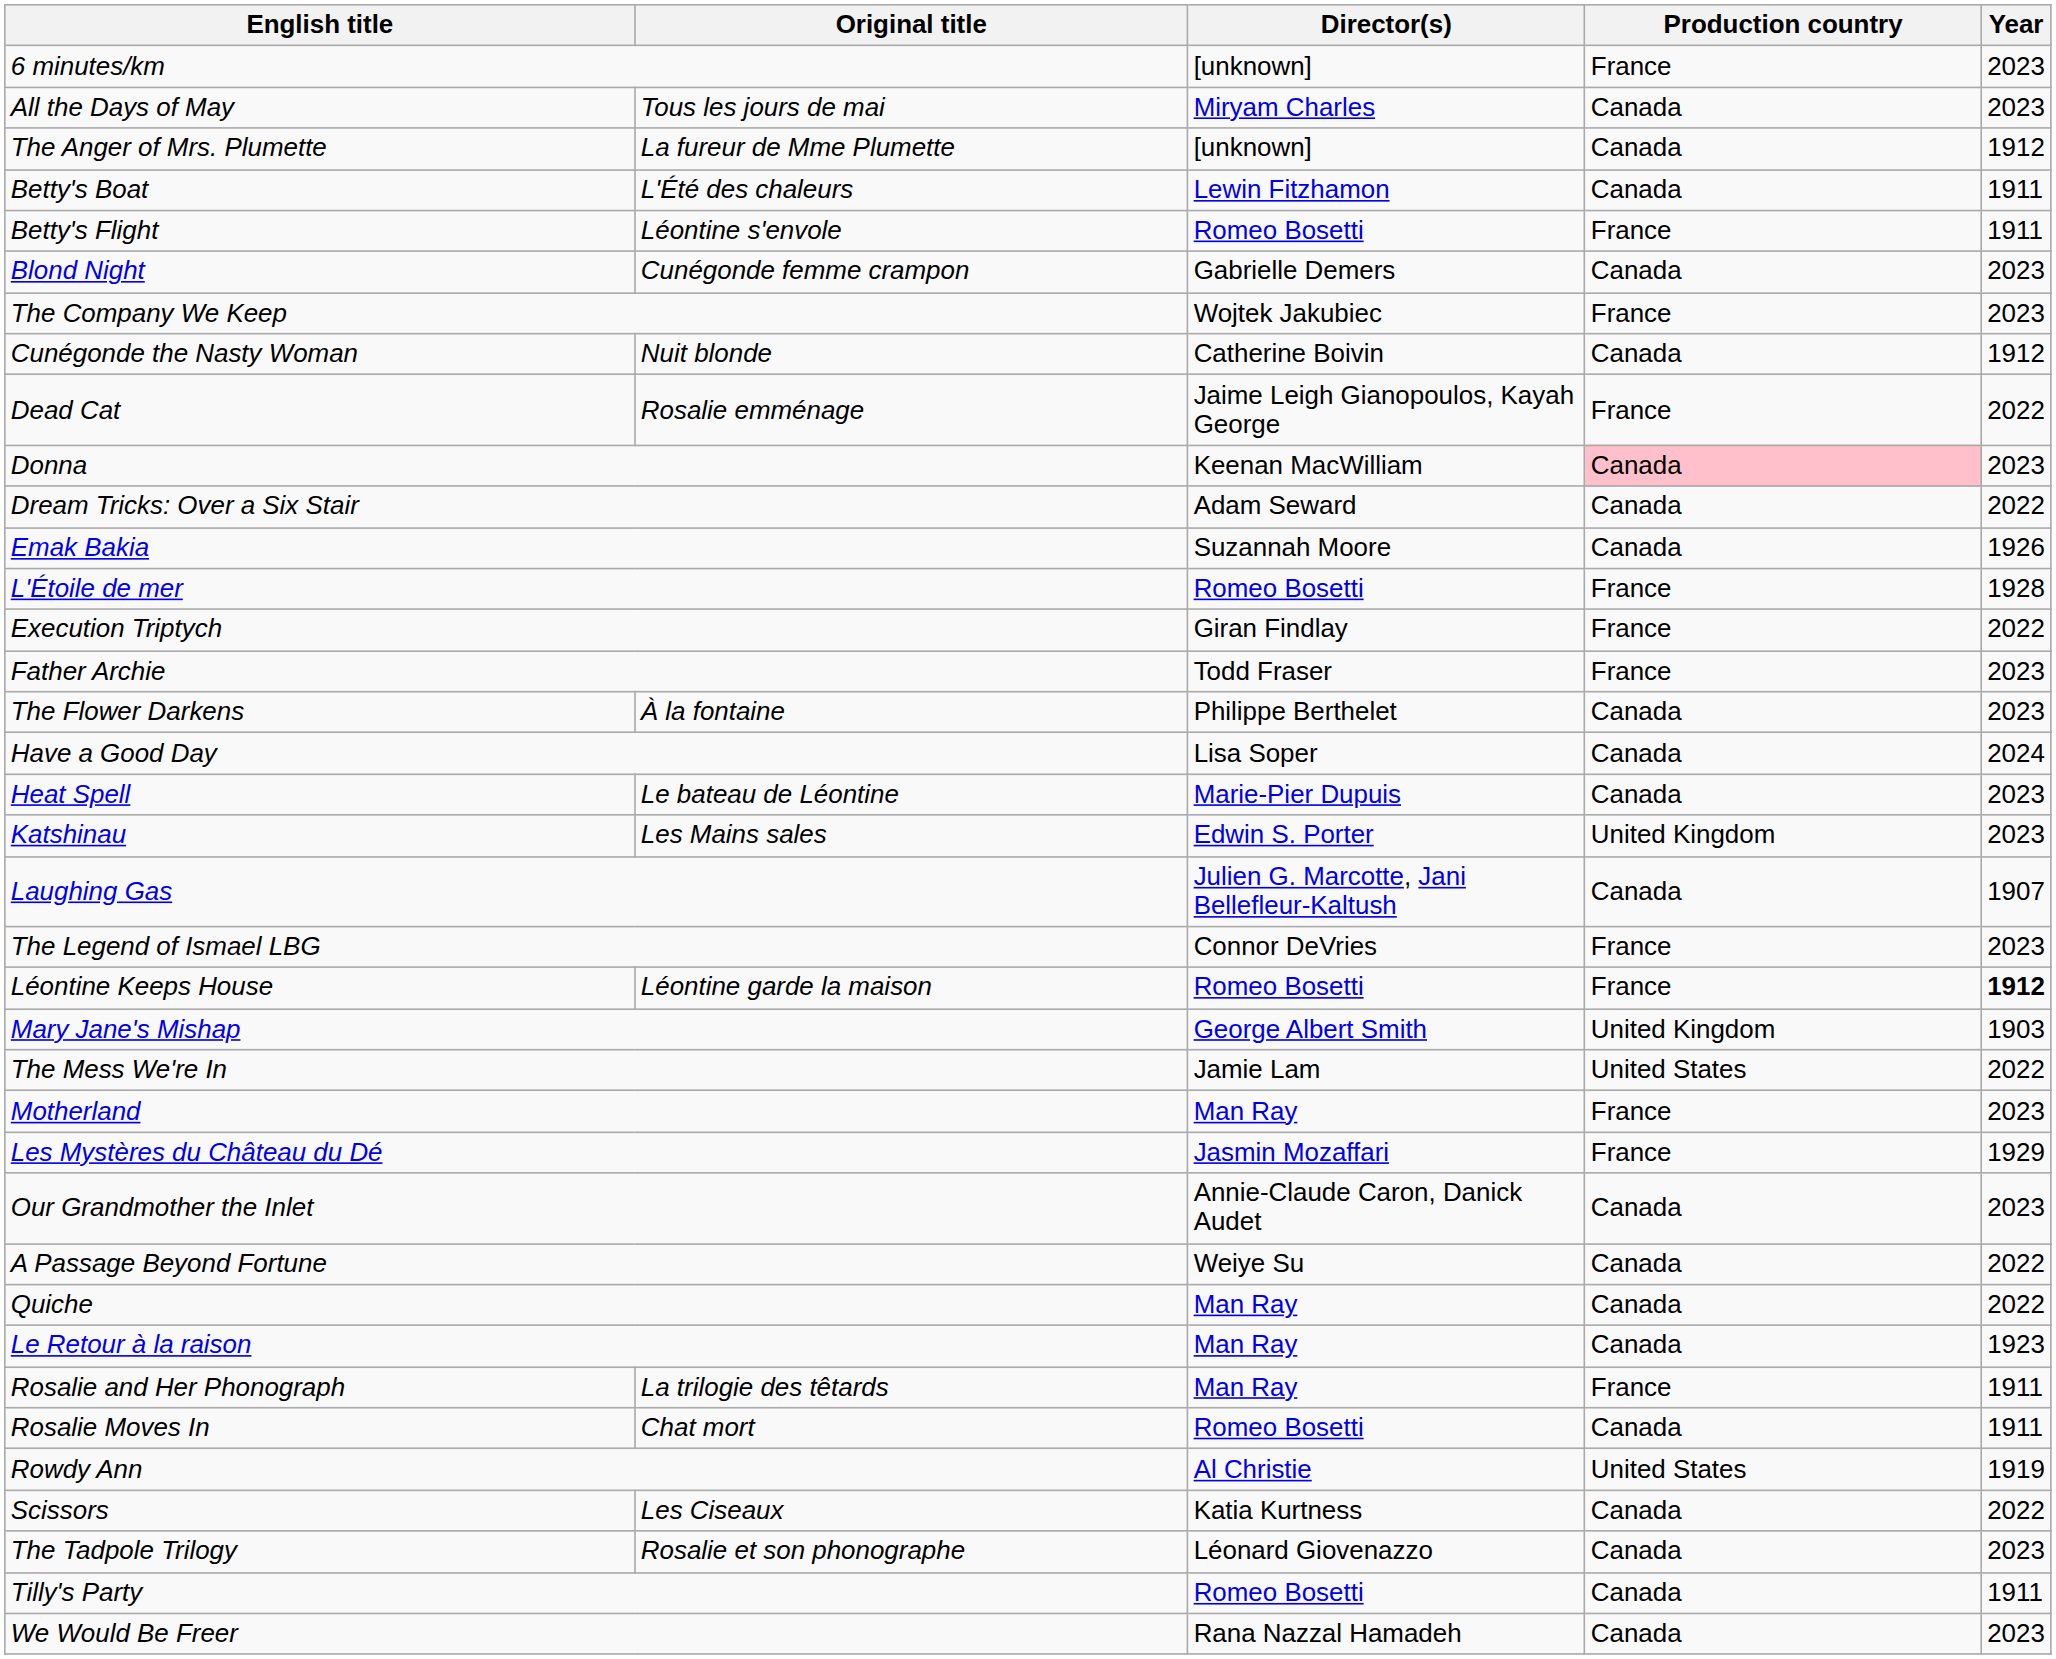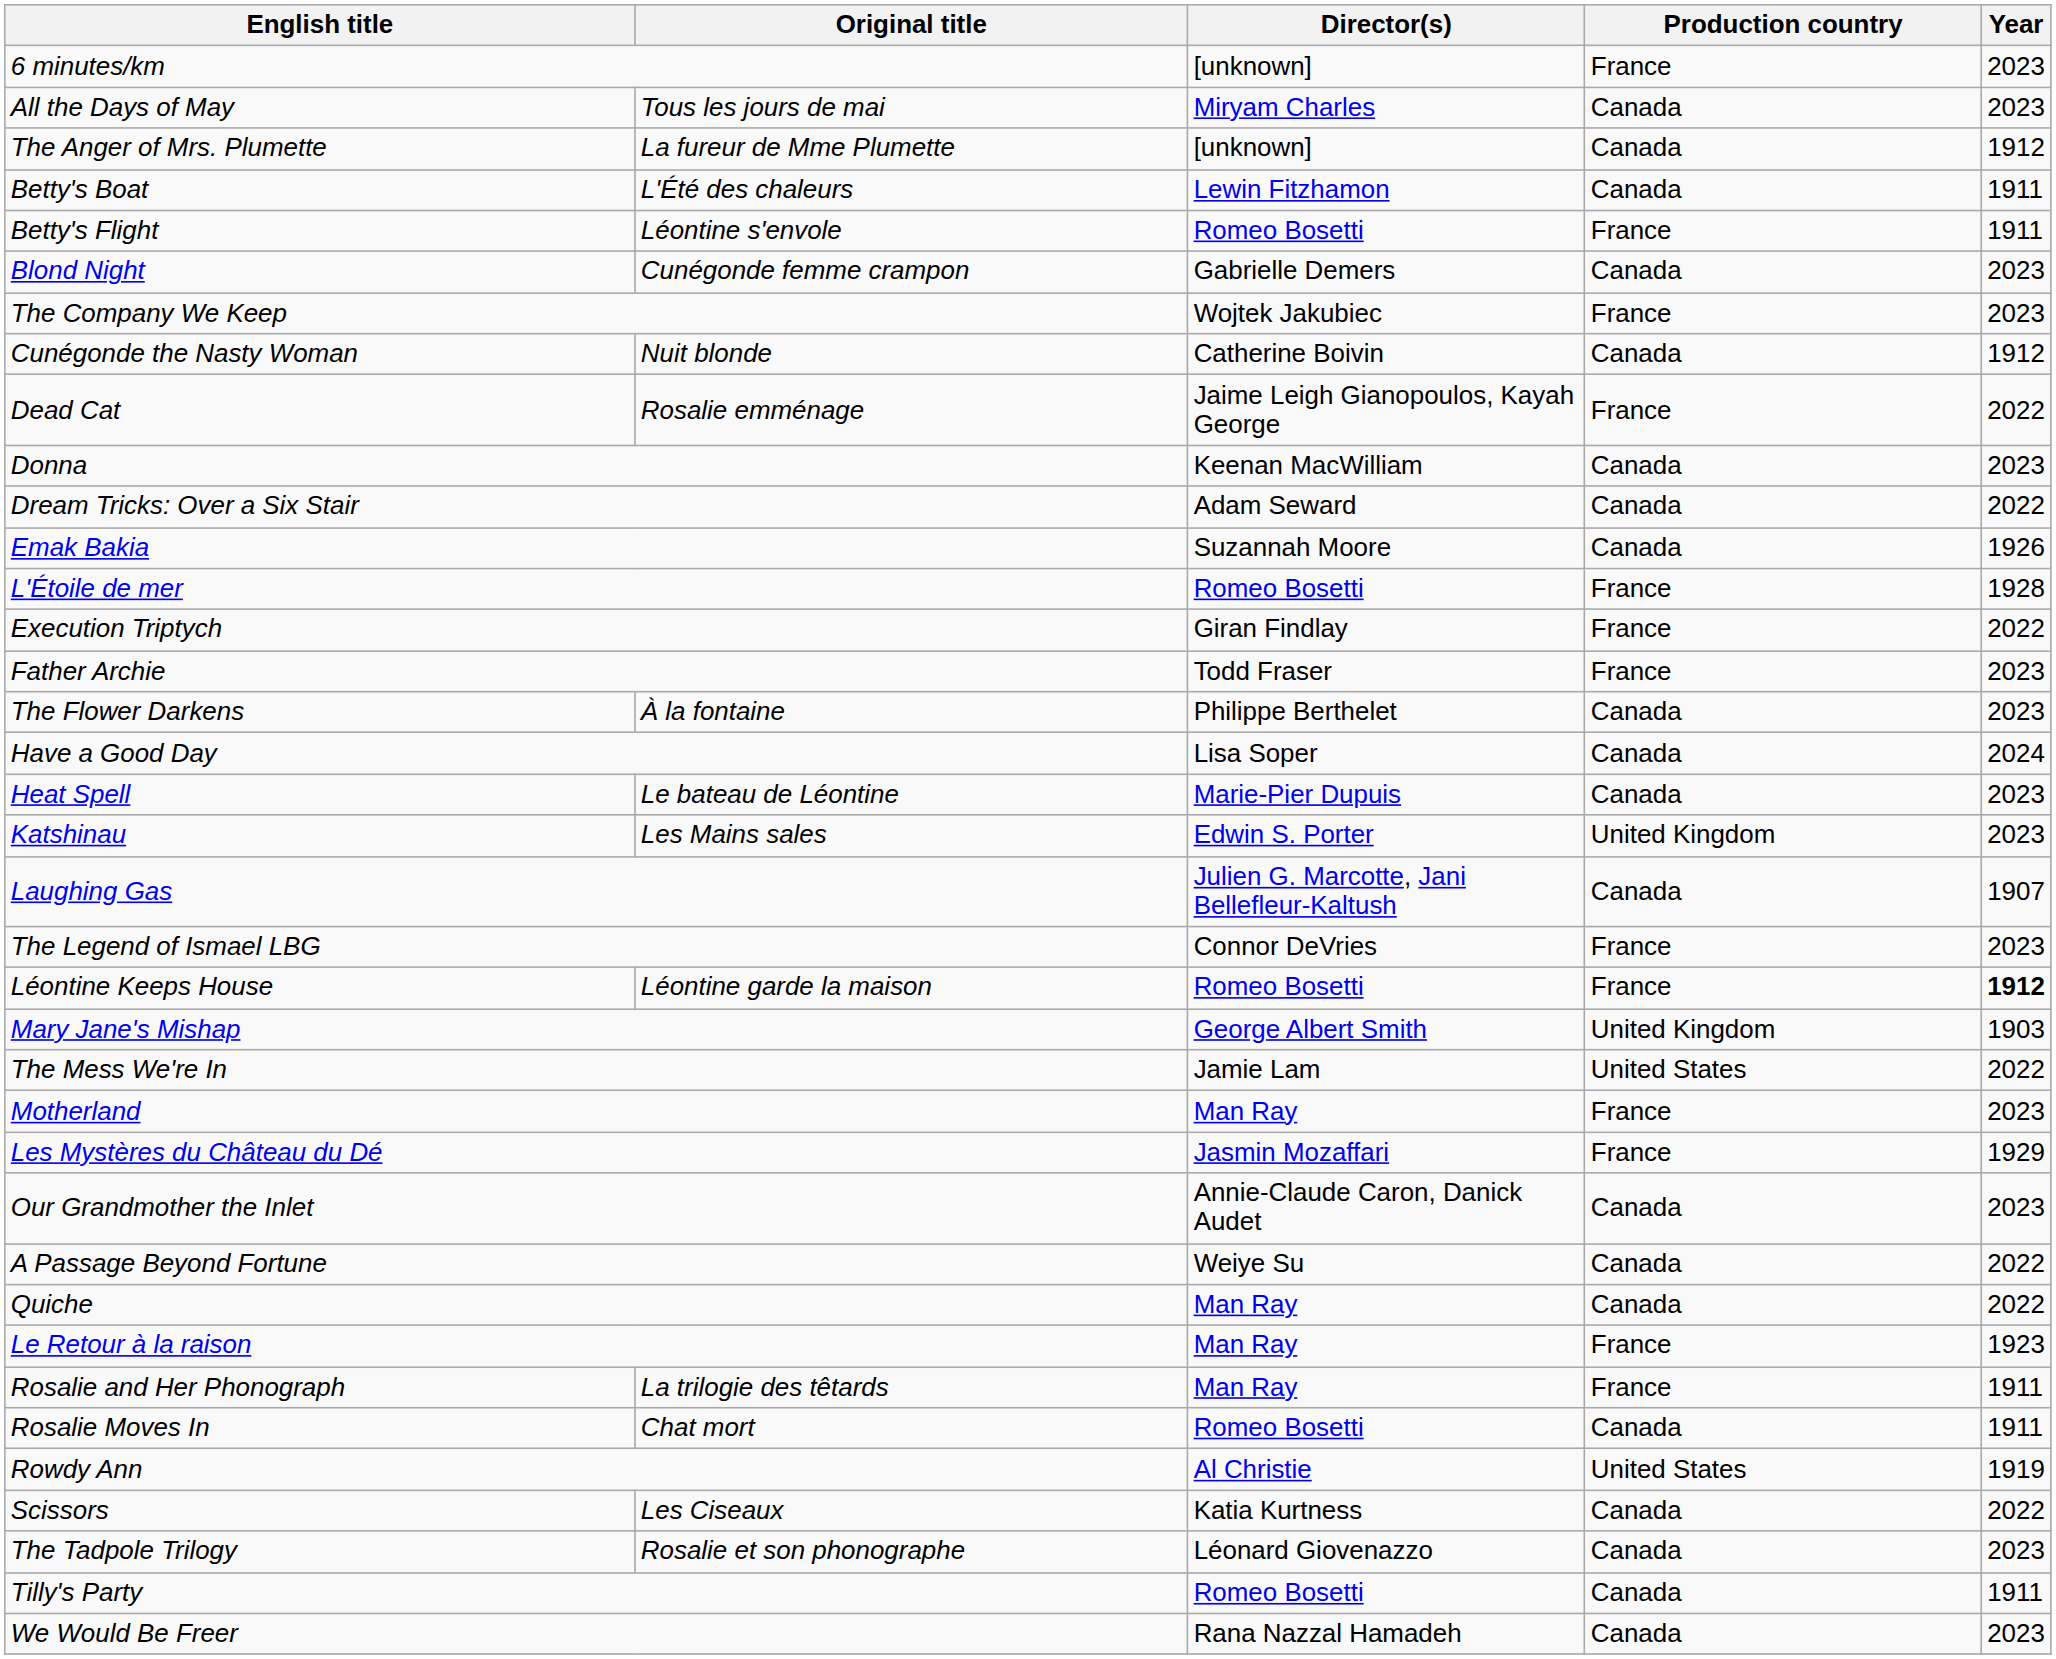(1636, 465) pink background -> (1636, 465) no background
(1636, 1345) Canada -> (1631, 1345) France
